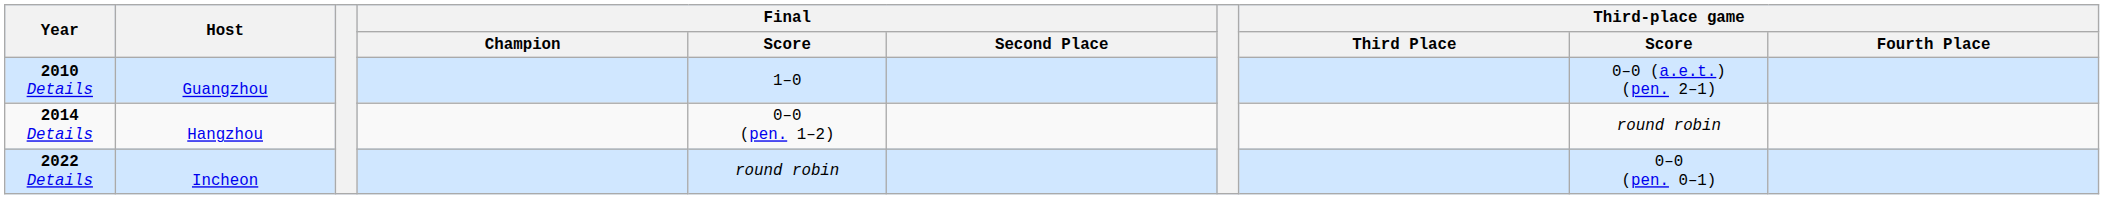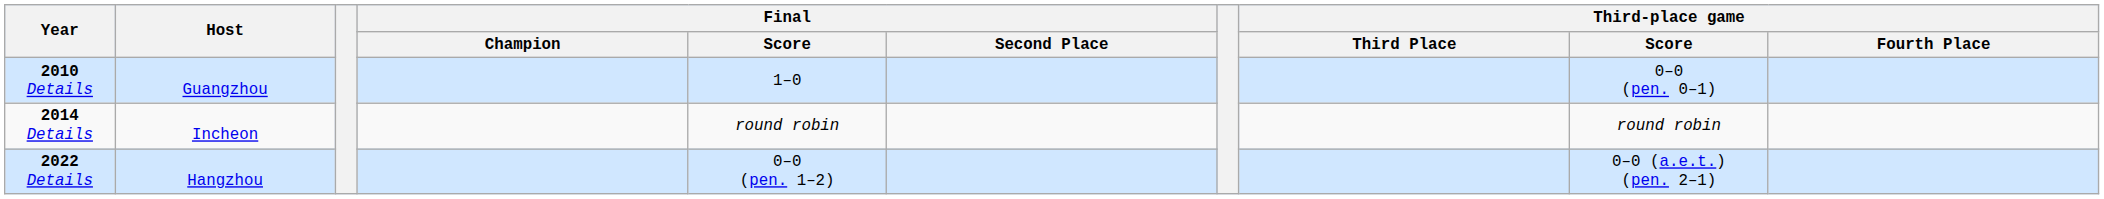(1669, 80) 0–0 (a.e.t.) (pen. 2–1) -> (1669, 80) 0–0 (pen. 0–1)
(225, 135) Hangzhou -> (225, 135) Incheon
(787, 126) 0–0 (pen. 1–2) -> (787, 126) round robin
(225, 180) Incheon -> (225, 180) Hangzhou
(787, 171) round robin -> (787, 171) 0–0 (pen. 1–2)
(1669, 171) 0–0 (pen. 0–1) -> (1669, 171) 0–0 (a.e.t.) (pen. 2–1)
